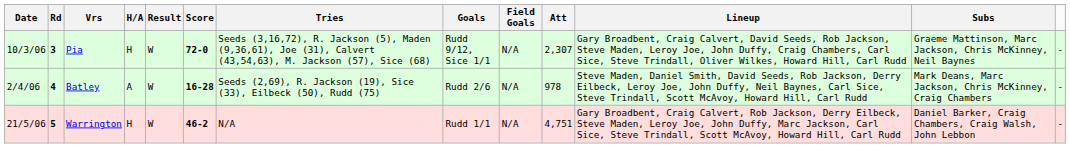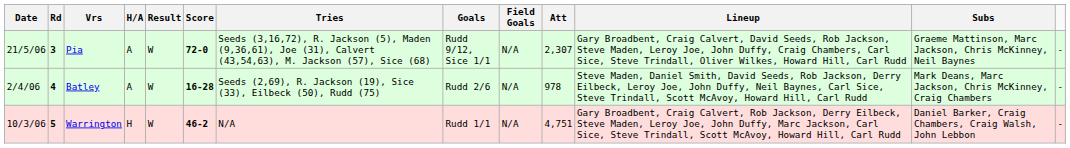(26, 49) 10/3/06 -> (26, 49) 21/5/06
(129, 49) H -> (129, 49) A
(26, 124) 21/5/06 -> (26, 124) 10/3/06
